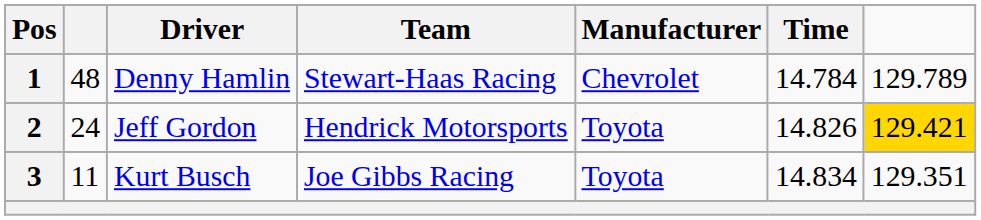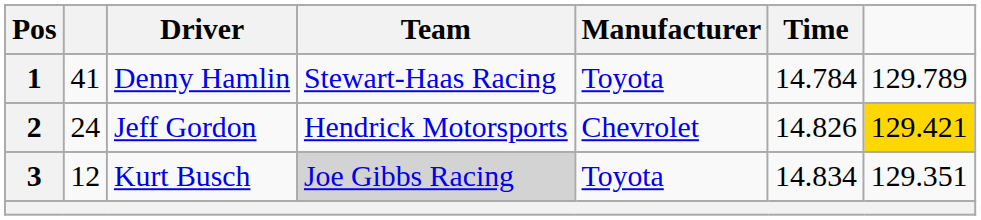(85, 78) 48 -> (85, 78) 41
(640, 78) Chevrolet -> (623, 78) Toyota
(623, 127) Toyota -> (640, 127) Chevrolet
(85, 176) 11 -> (85, 176) 12
(409, 176) no background -> (409, 176) lightgrey background
